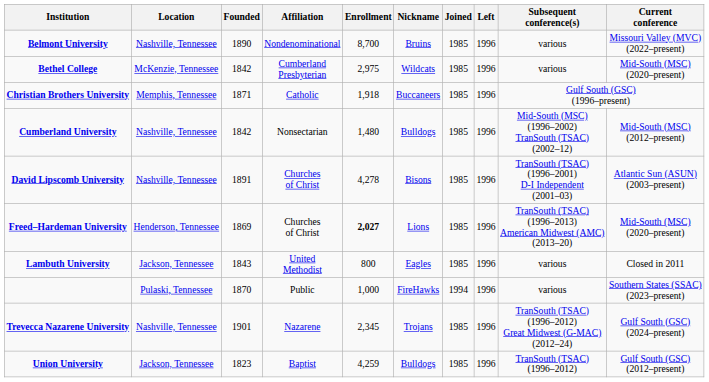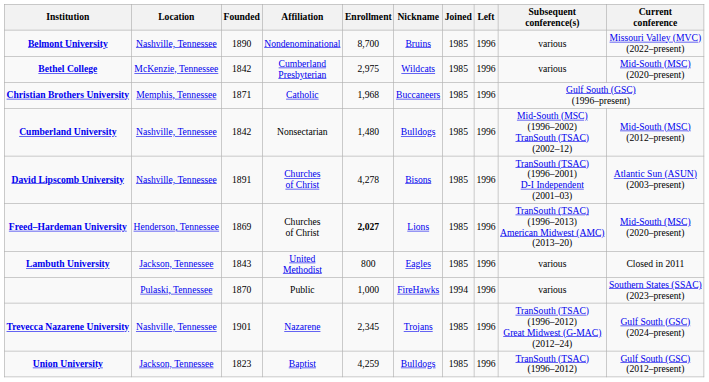(368, 95) 1,918 -> (368, 95) 1,968
